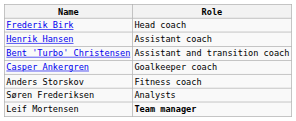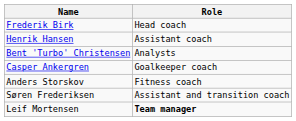(212, 53) Assistant and transition coach -> (155, 53) Analysts
(155, 95) Analysts -> (212, 95) Assistant and transition coach
